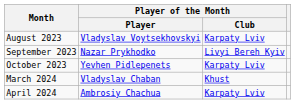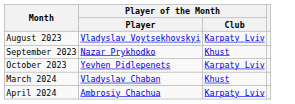(245, 52) Livyi Bereh Kyiv -> (217, 52) Khust
